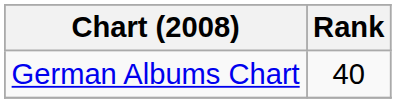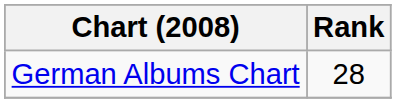(349, 73) 40 -> (349, 73) 28
